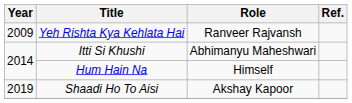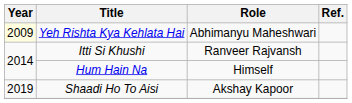(20, 32) no background -> (20, 32) lightyellow background
(253, 32) Ranveer Rajvansh -> (253, 32) Abhimanyu Maheshwari
(253, 51) Abhimanyu Maheshwari -> (253, 51) Ranveer Rajvansh
